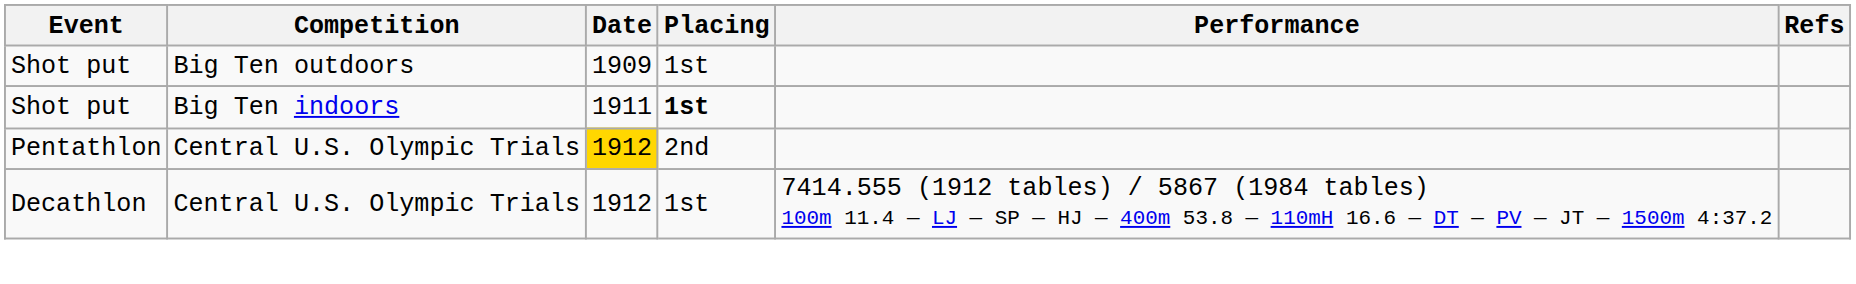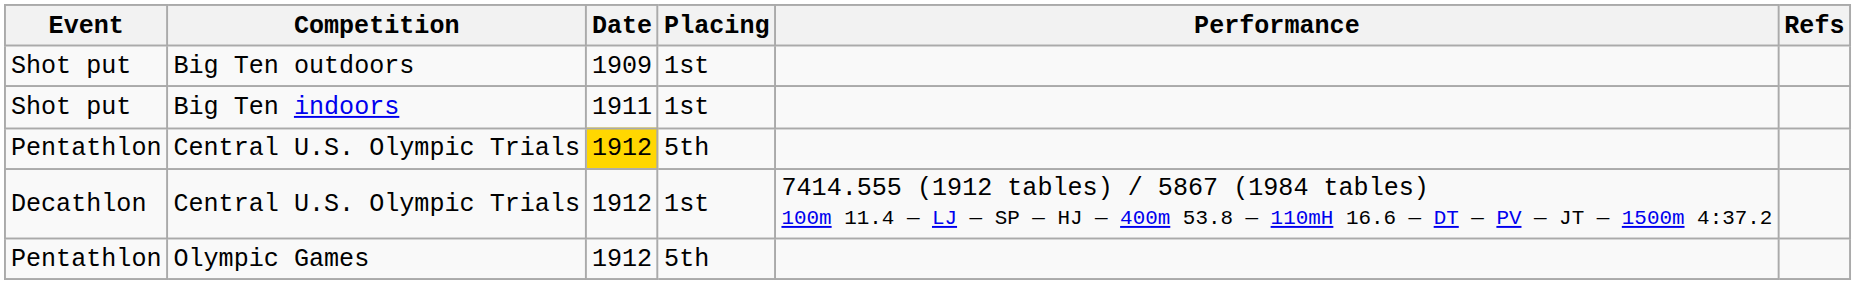(687, 107) bold -> (687, 107) normal
(687, 148) 2nd -> (687, 148) 5th
+ row: (86, 259)
